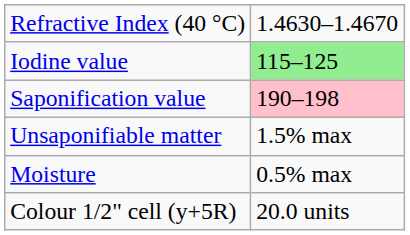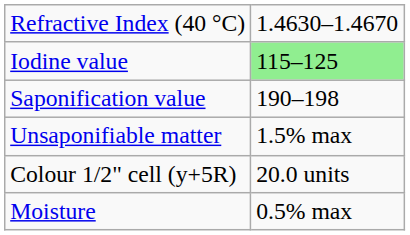(298, 98) pink background -> (298, 98) no background
rows swapped: (53, 173) <-> (123, 211)
